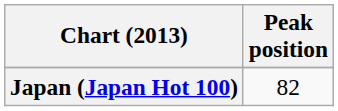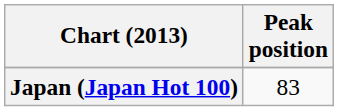(288, 86) 82 -> (288, 86) 83
